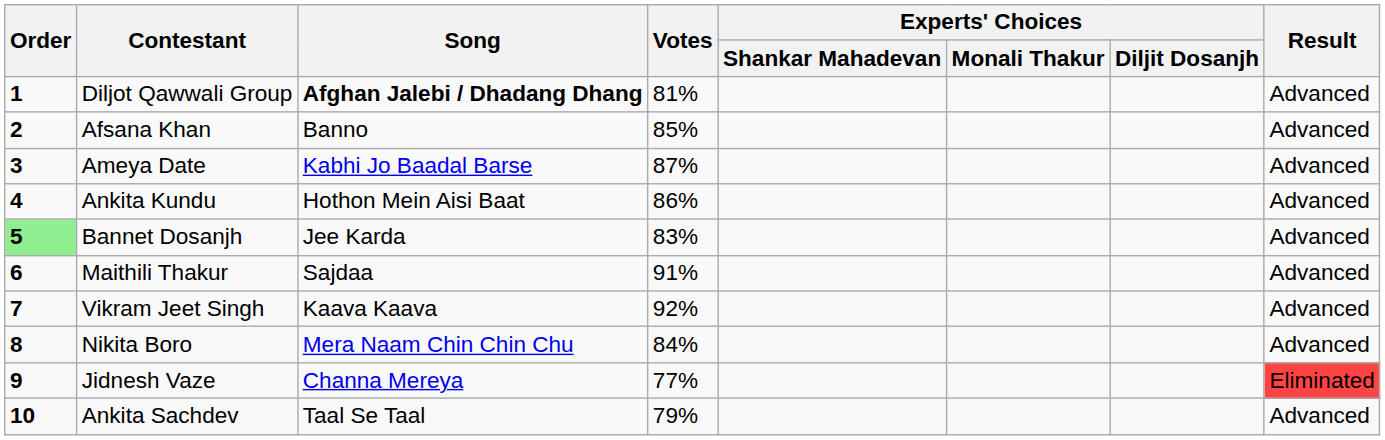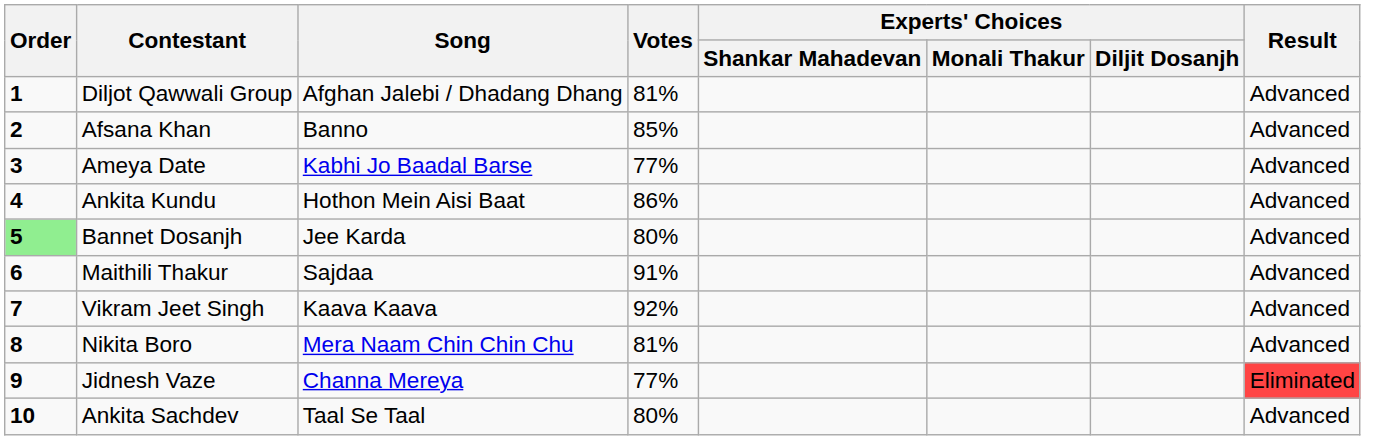(473, 93) bold -> (463, 93) normal
(675, 165) 87% -> (656, 165) 77%
(675, 237) 83% -> (656, 237) 80%
(675, 344) 84% -> (656, 344) 81%
(675, 415) 79% -> (656, 415) 80%
